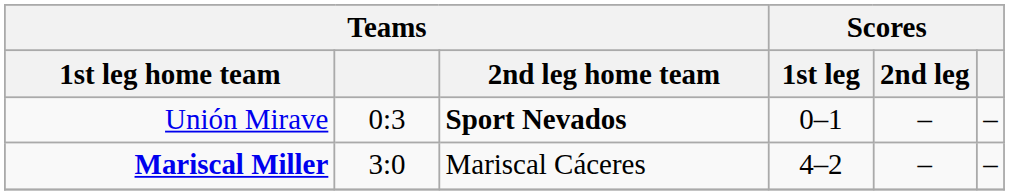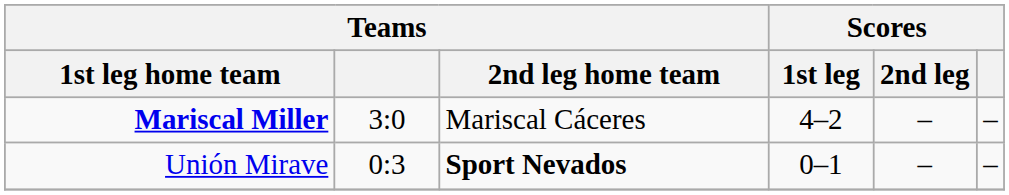rows swapped: (231, 165) <-> (247, 119)
